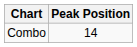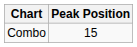(91, 33) 14 -> (91, 33) 15
